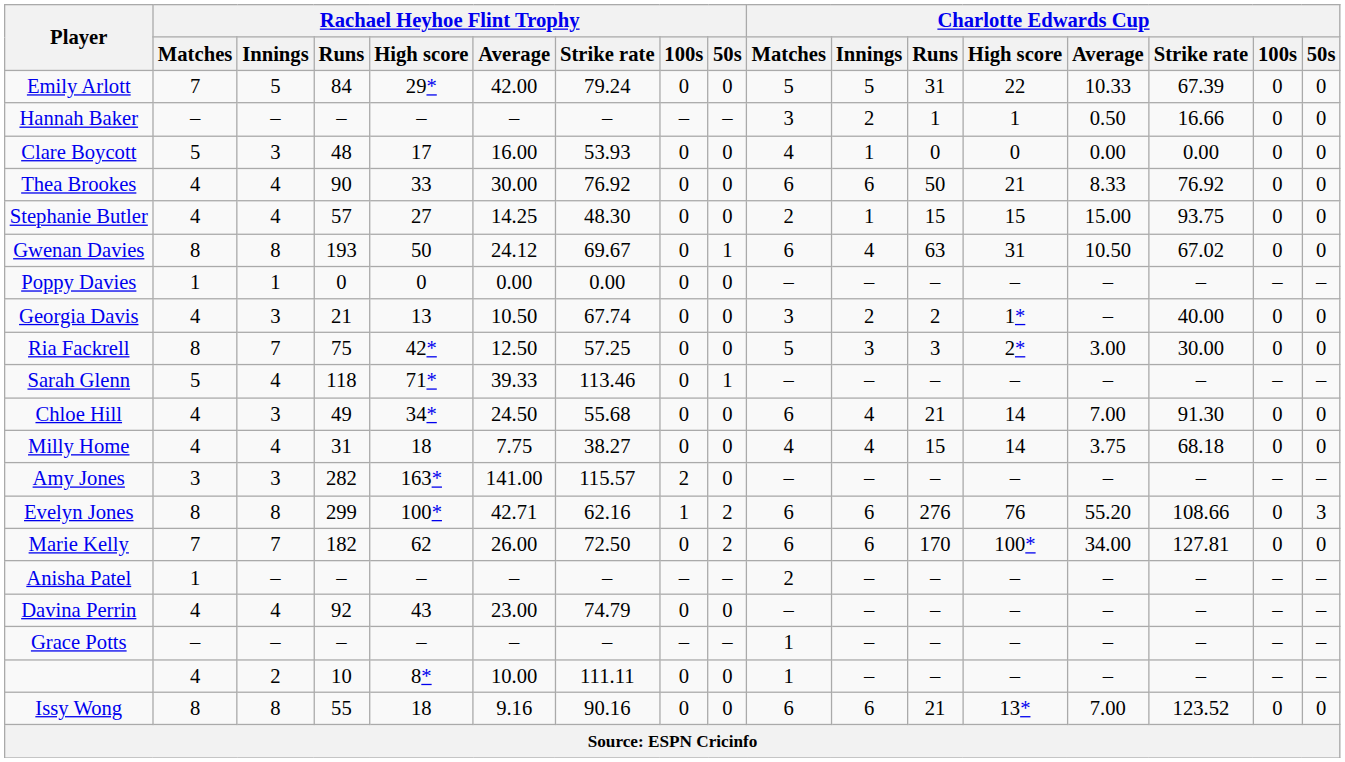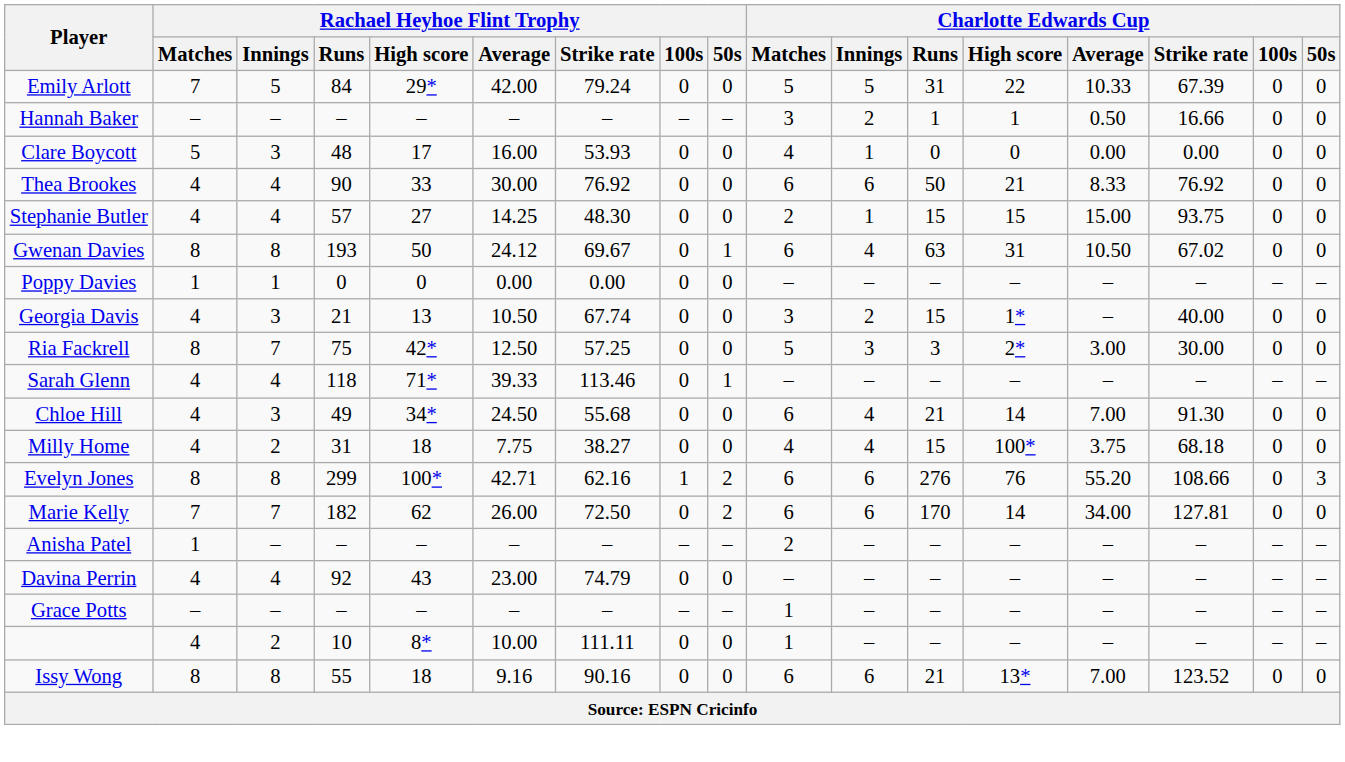(935, 315) 2 -> (935, 315) 15
(195, 380) 5 -> (195, 380) 4
(275, 446) 4 -> (275, 446) 2
(1015, 446) 14 -> (1015, 446) 100*
- row: (79, 479)
(1015, 544) 100* -> (1015, 511) 14
